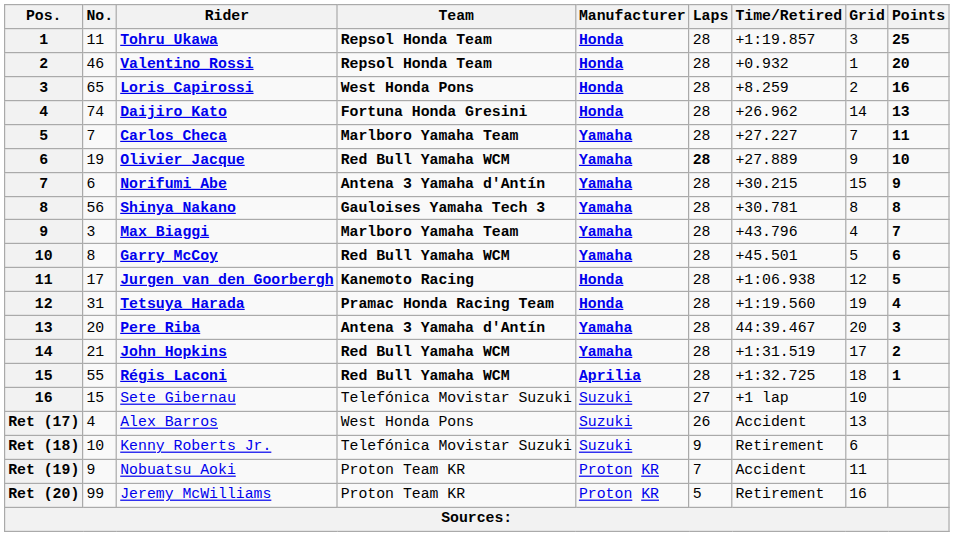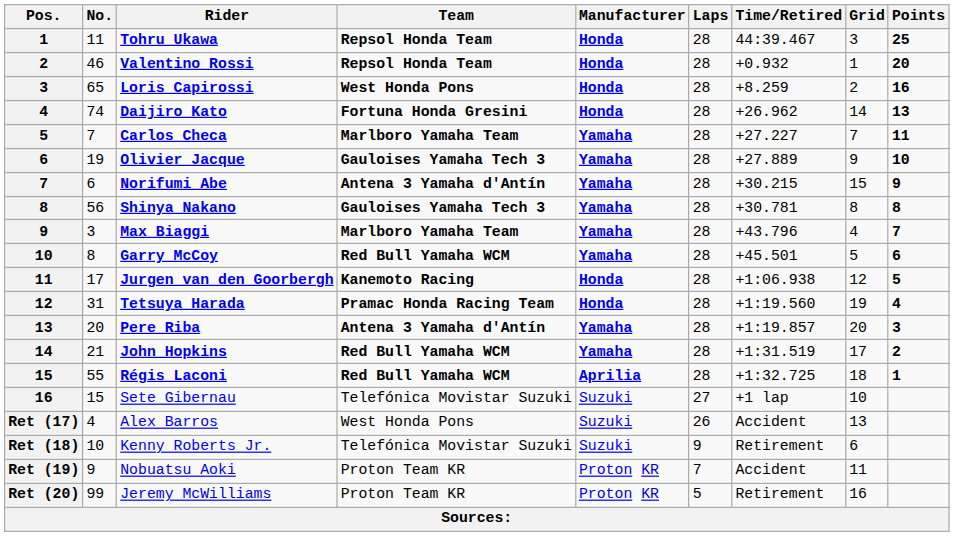(775, 41) +1:19.857 -> (775, 41) 44:39.467
(425, 160) Red Bull Yamaha WCM -> (443, 160) Gauloises Yamaha Tech 3
(702, 160) bold -> (702, 160) normal
(775, 328) 44:39.467 -> (775, 328) +1:19.857
